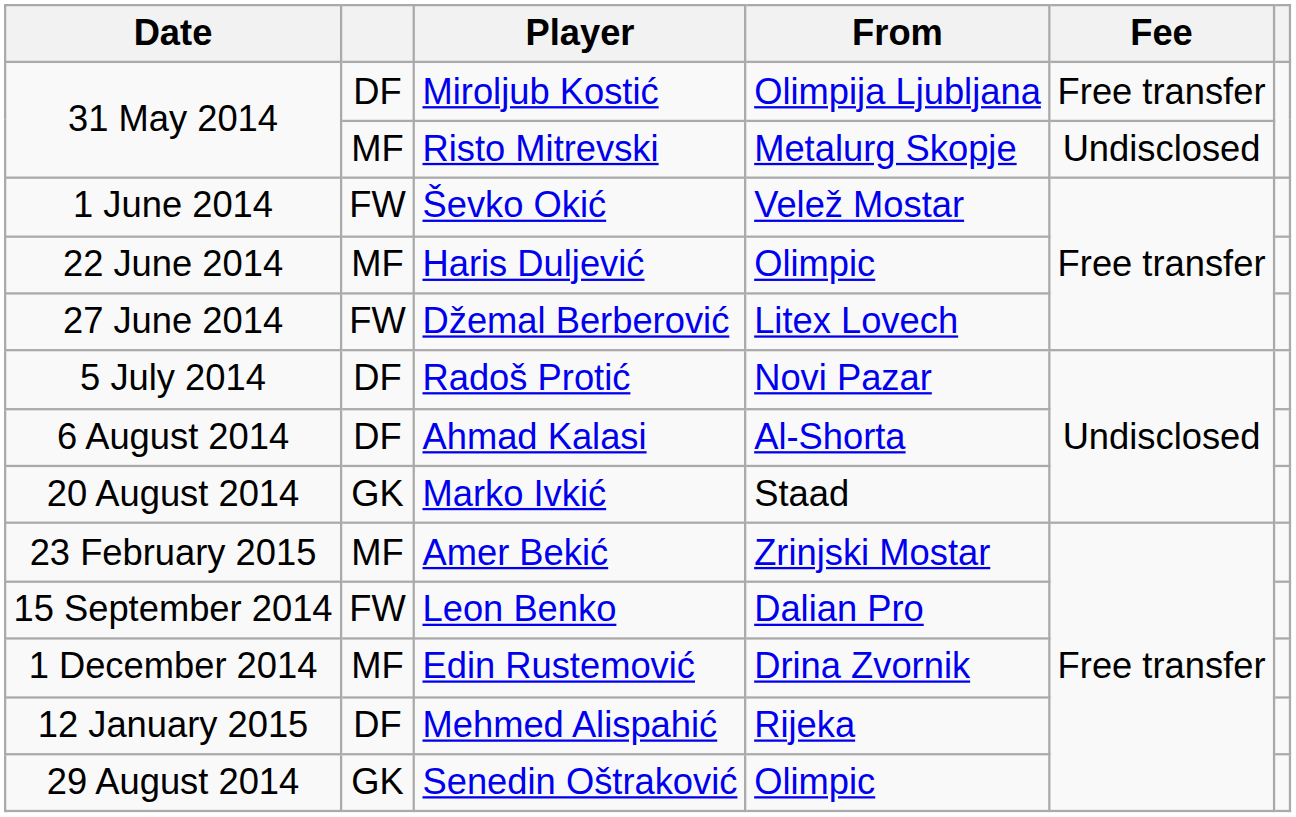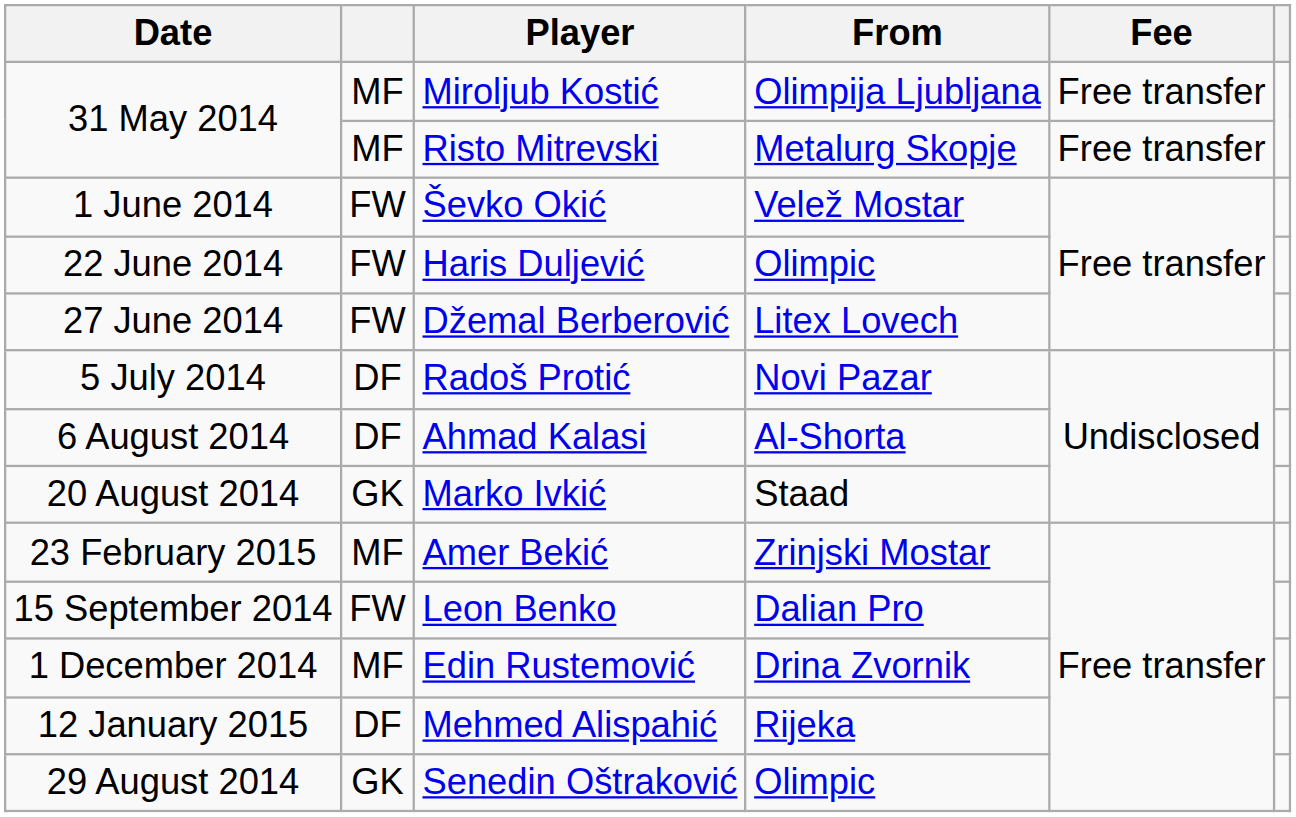(378, 90) DF -> (378, 90) MF
(1162, 148) Undisclosed -> (1162, 148) Free transfer
(378, 263) MF -> (378, 263) FW
